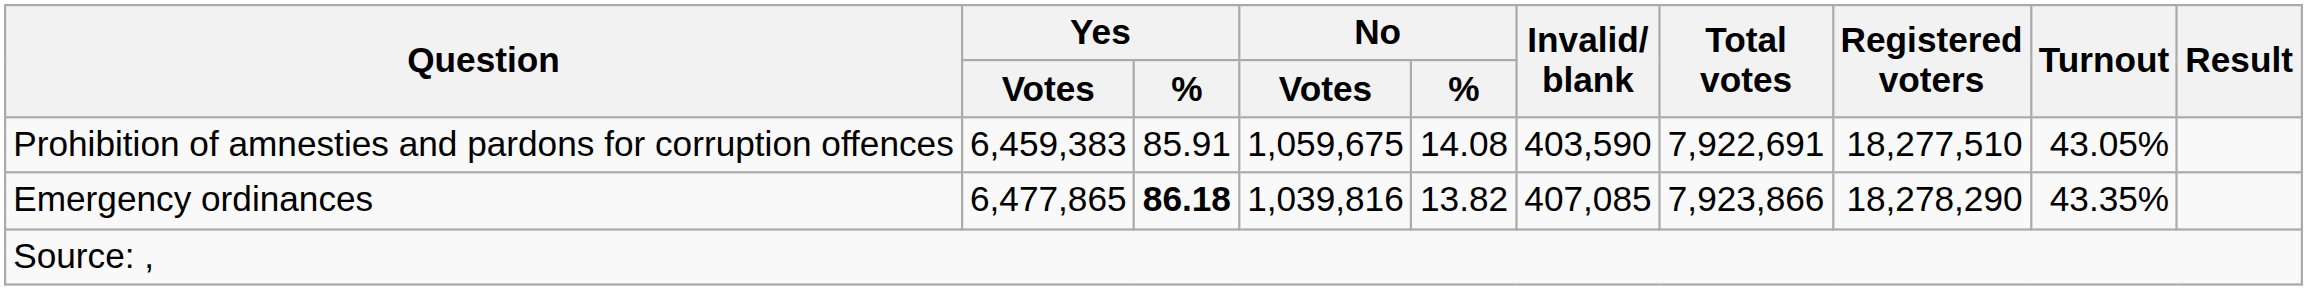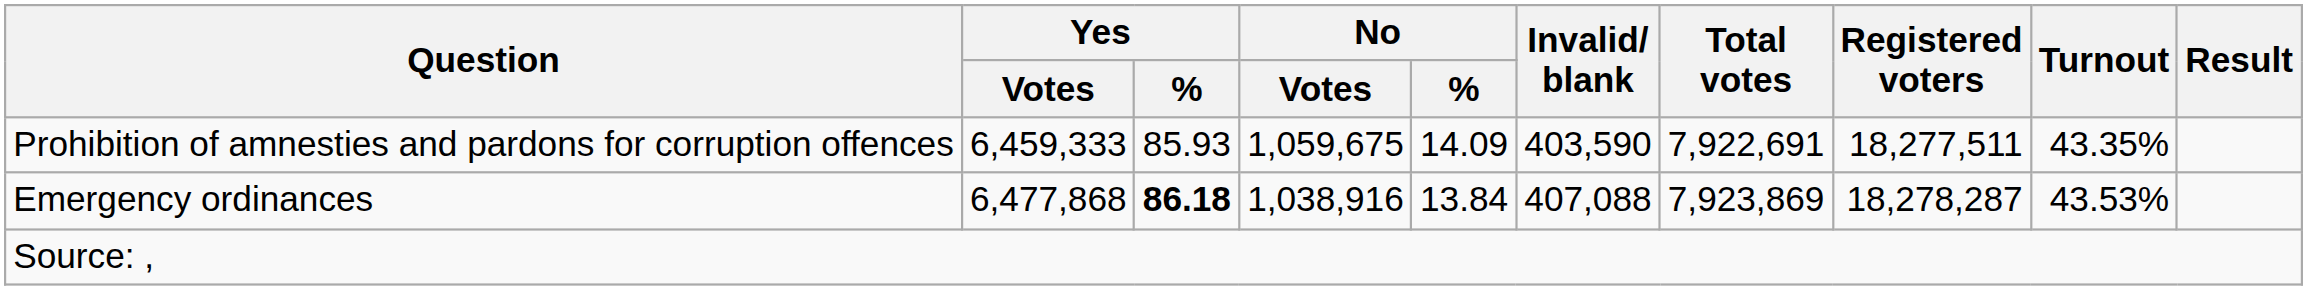(1048, 144) 6,459,383 -> (1048, 144) 6,459,333
(1187, 144) 85.91 -> (1187, 144) 85.93
(1464, 144) 14.08 -> (1464, 144) 14.09
(1934, 144) 18,277,510 -> (1936, 144) 18,277,511
(2109, 144) 43.05% -> (2109, 144) 43.35%
(1048, 199) 6,477,865 -> (1048, 199) 6,477,868
(1325, 199) 1,039,816 -> (1325, 199) 1,038,916
(1464, 199) 13.82 -> (1464, 199) 13.84
(1588, 199) 407,085 -> (1588, 199) 407,088
(1746, 199) 7,923,866 -> (1746, 199) 7,923,869
(1934, 199) 18,278,290 -> (1934, 199) 18,278,287
(2109, 199) 43.35% -> (2109, 199) 43.53%
